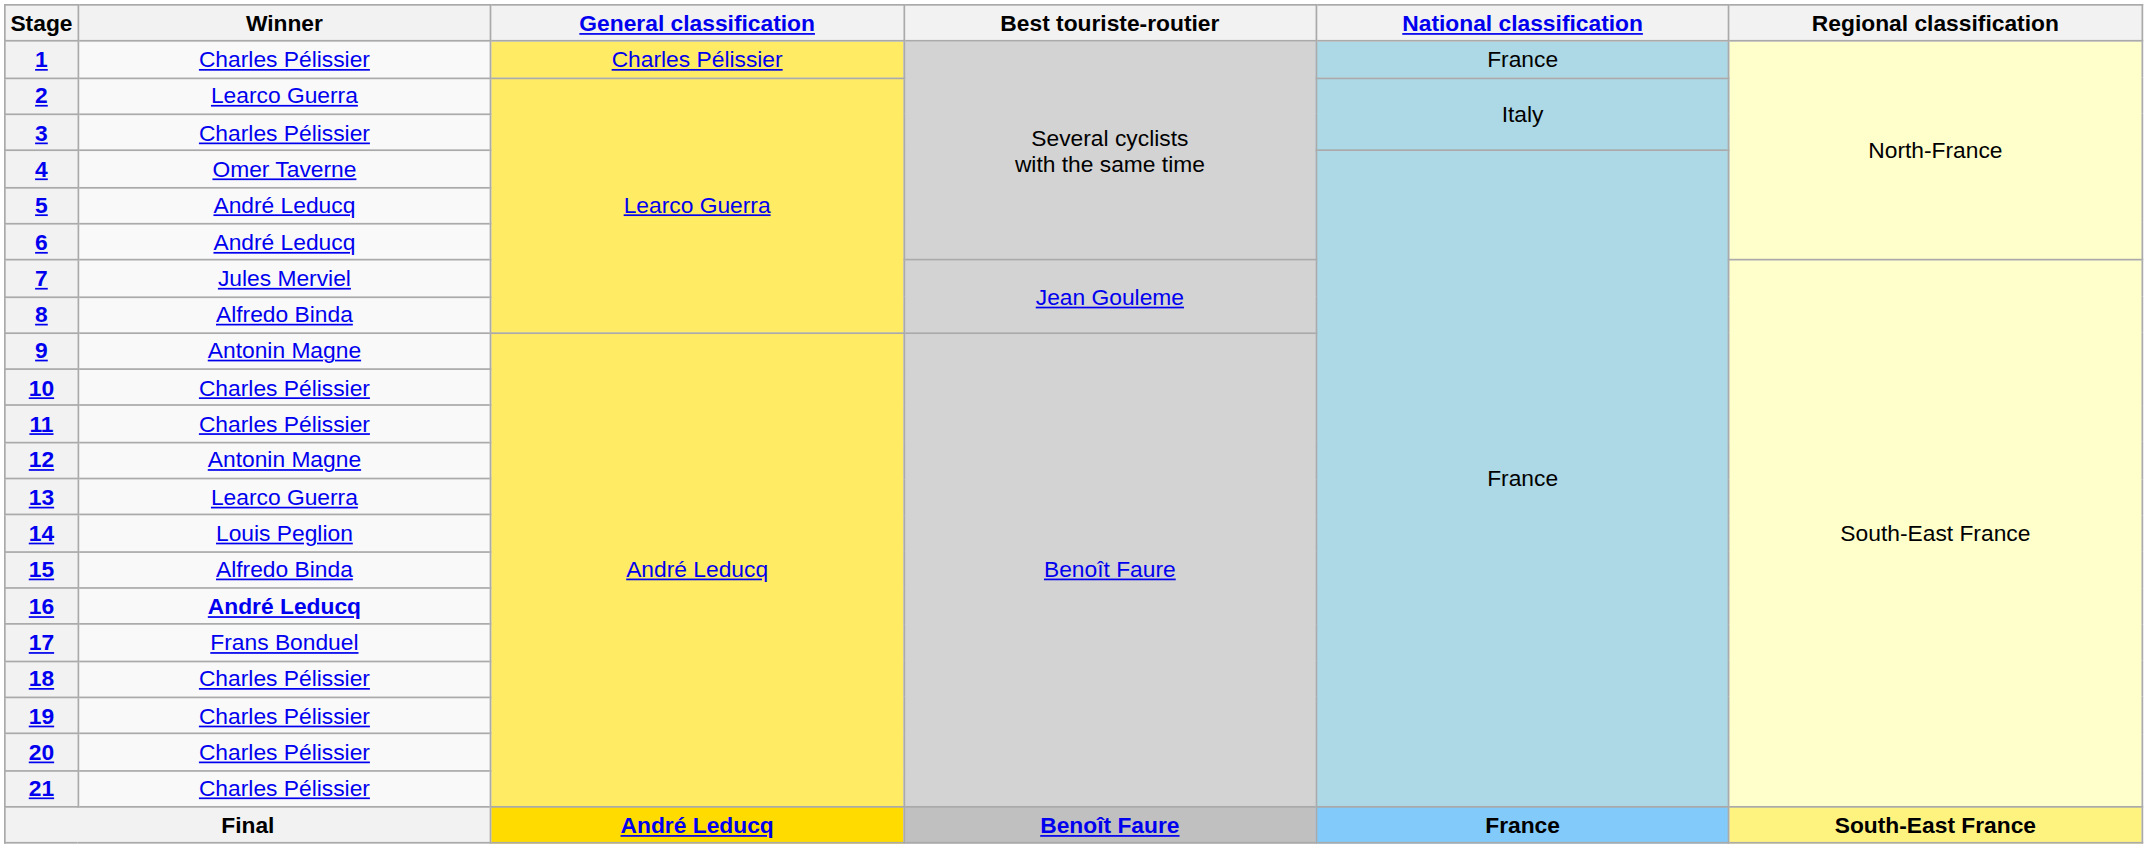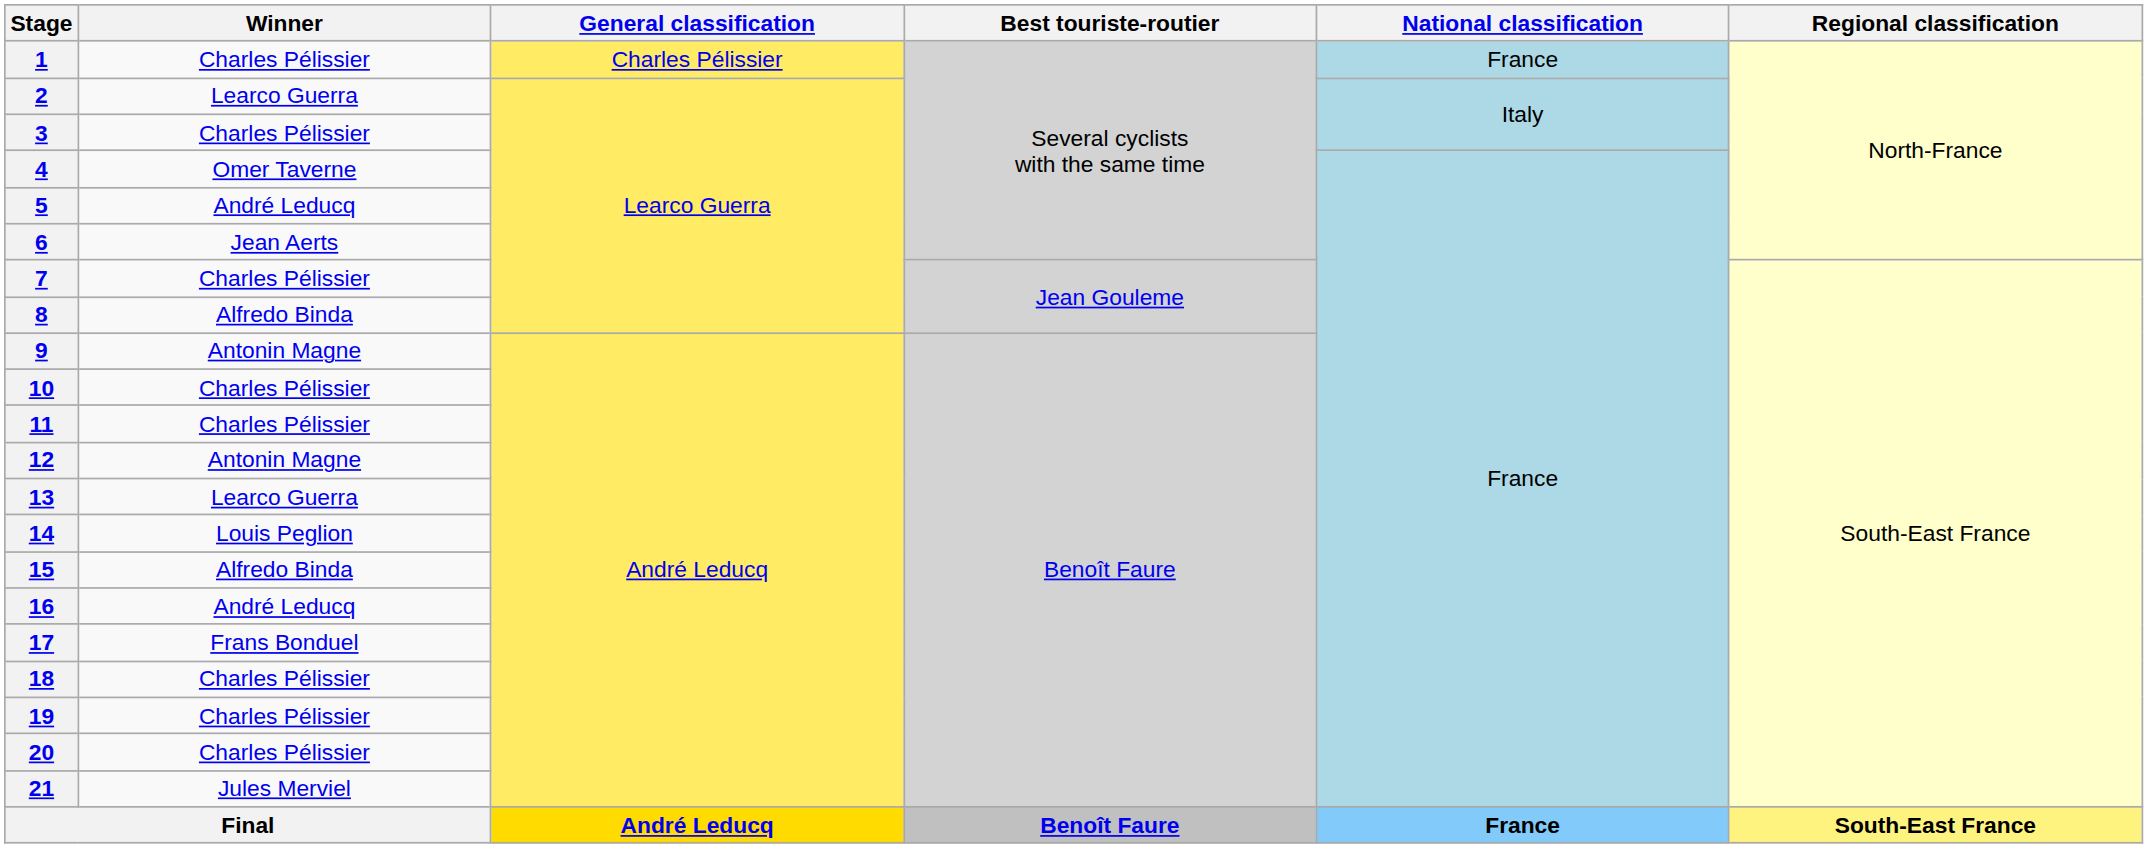(284, 242) André Leducq -> (284, 242) Jean Aerts
(284, 279) Jules Merviel -> (284, 279) Charles Pélissier
(284, 607) bold -> (284, 607) normal
(284, 789) Charles Pélissier -> (284, 789) Jules Merviel
